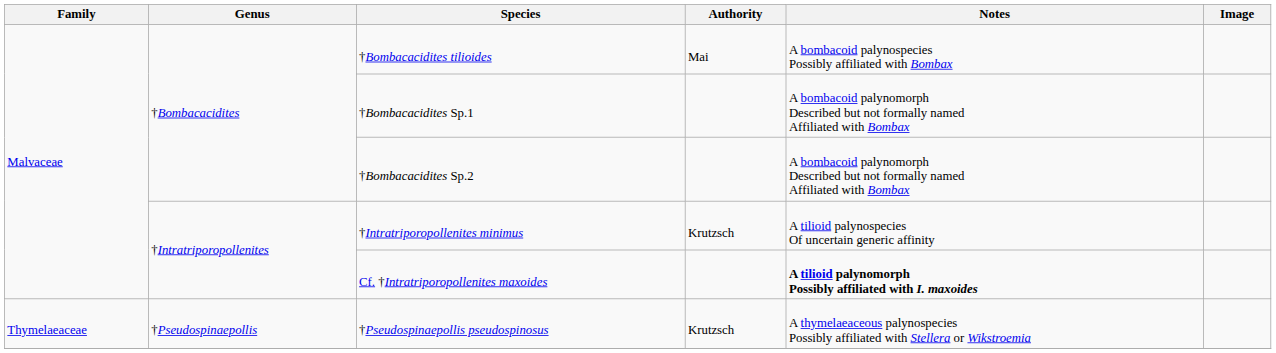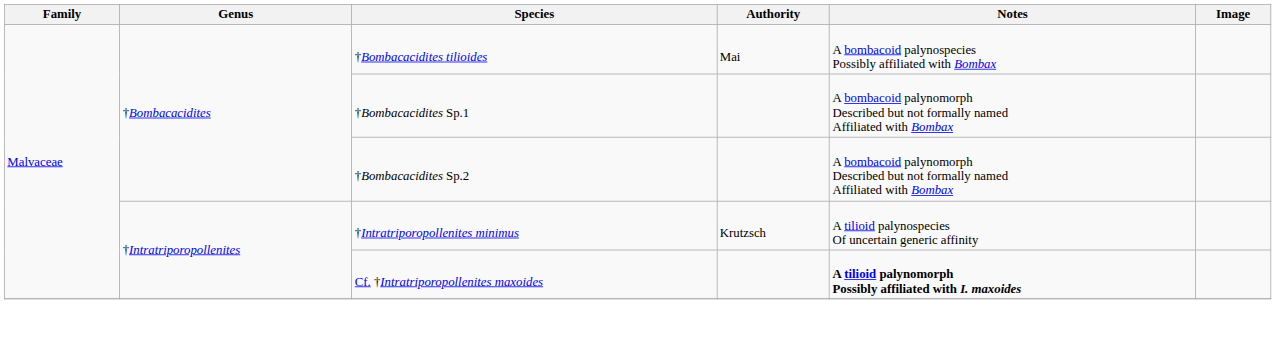- row: (454, 330)
